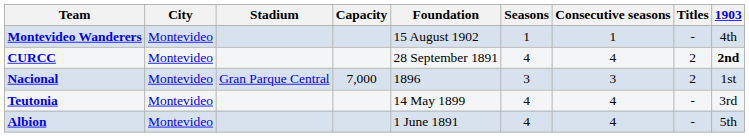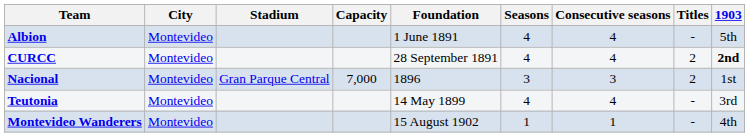rows swapped: (27, 121) <-> (75, 36)
